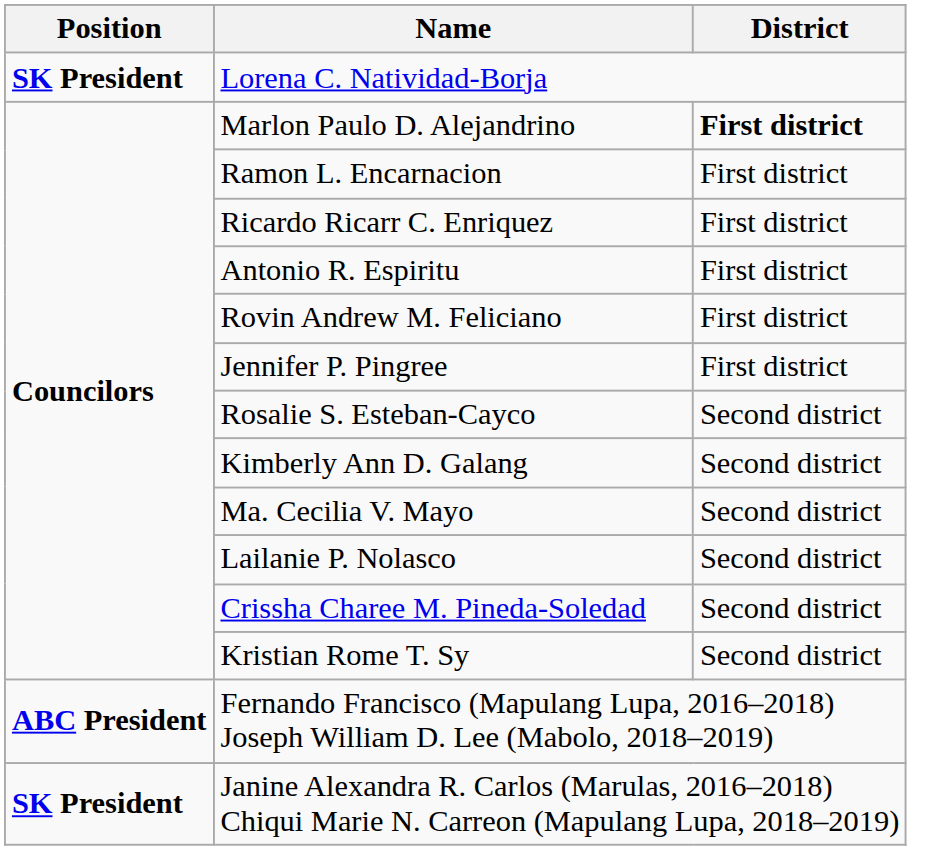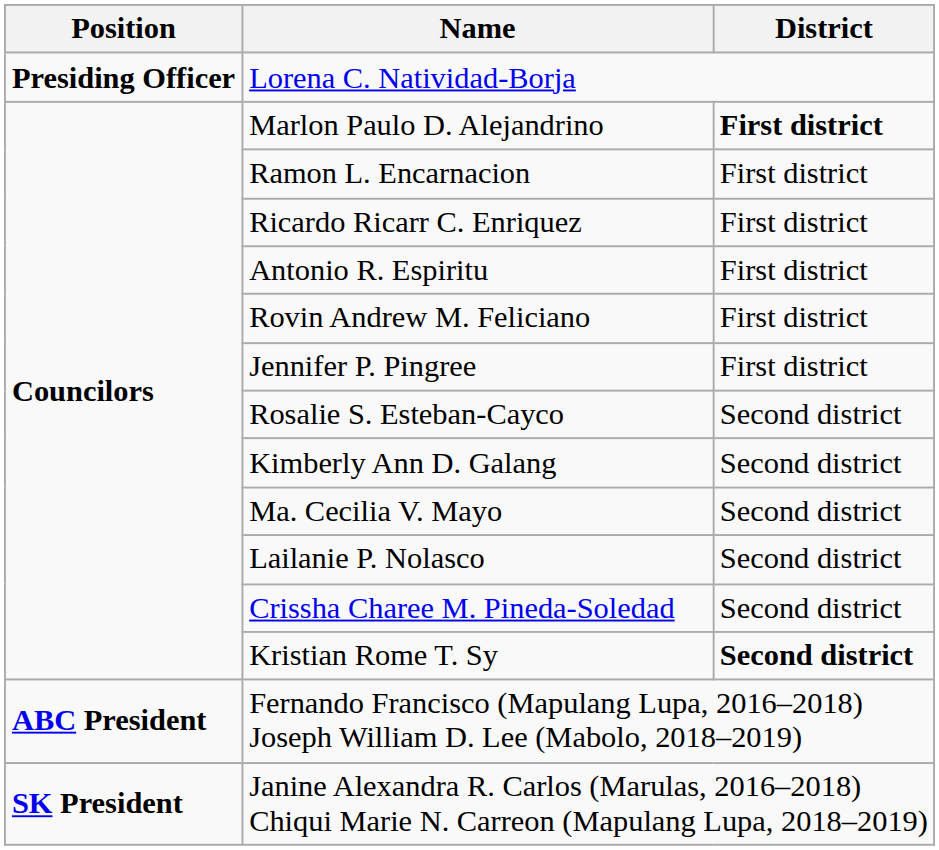(97, 76) SK President -> (124, 76) Presiding Officer
(791, 655) normal -> (817, 655) bold
